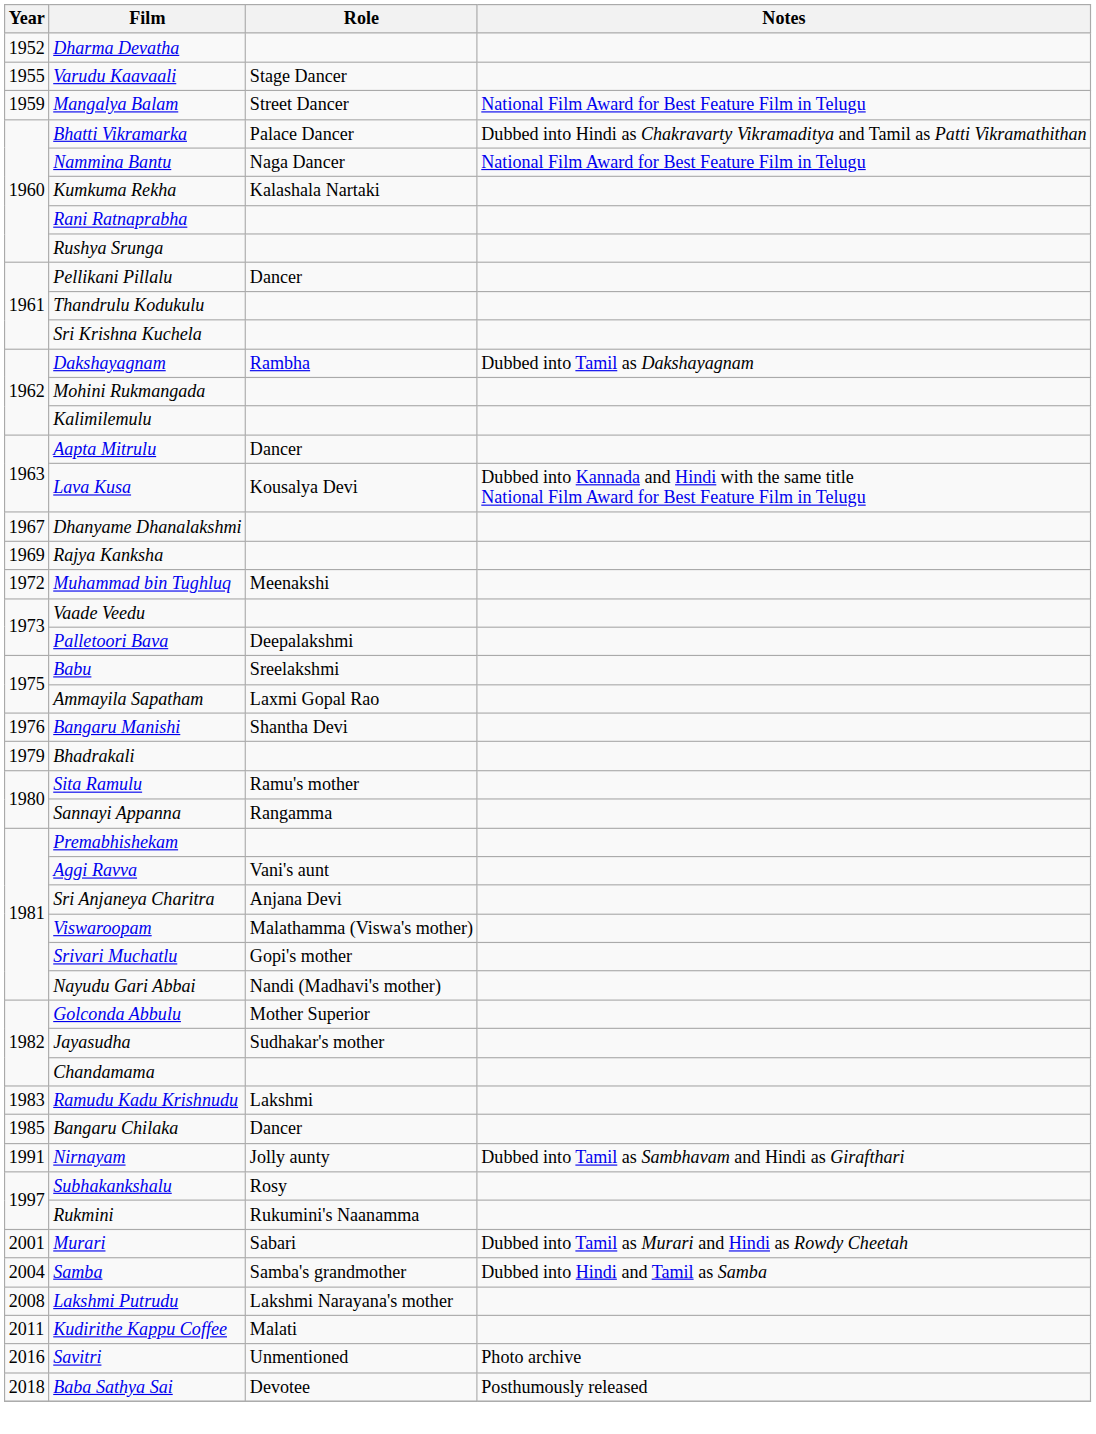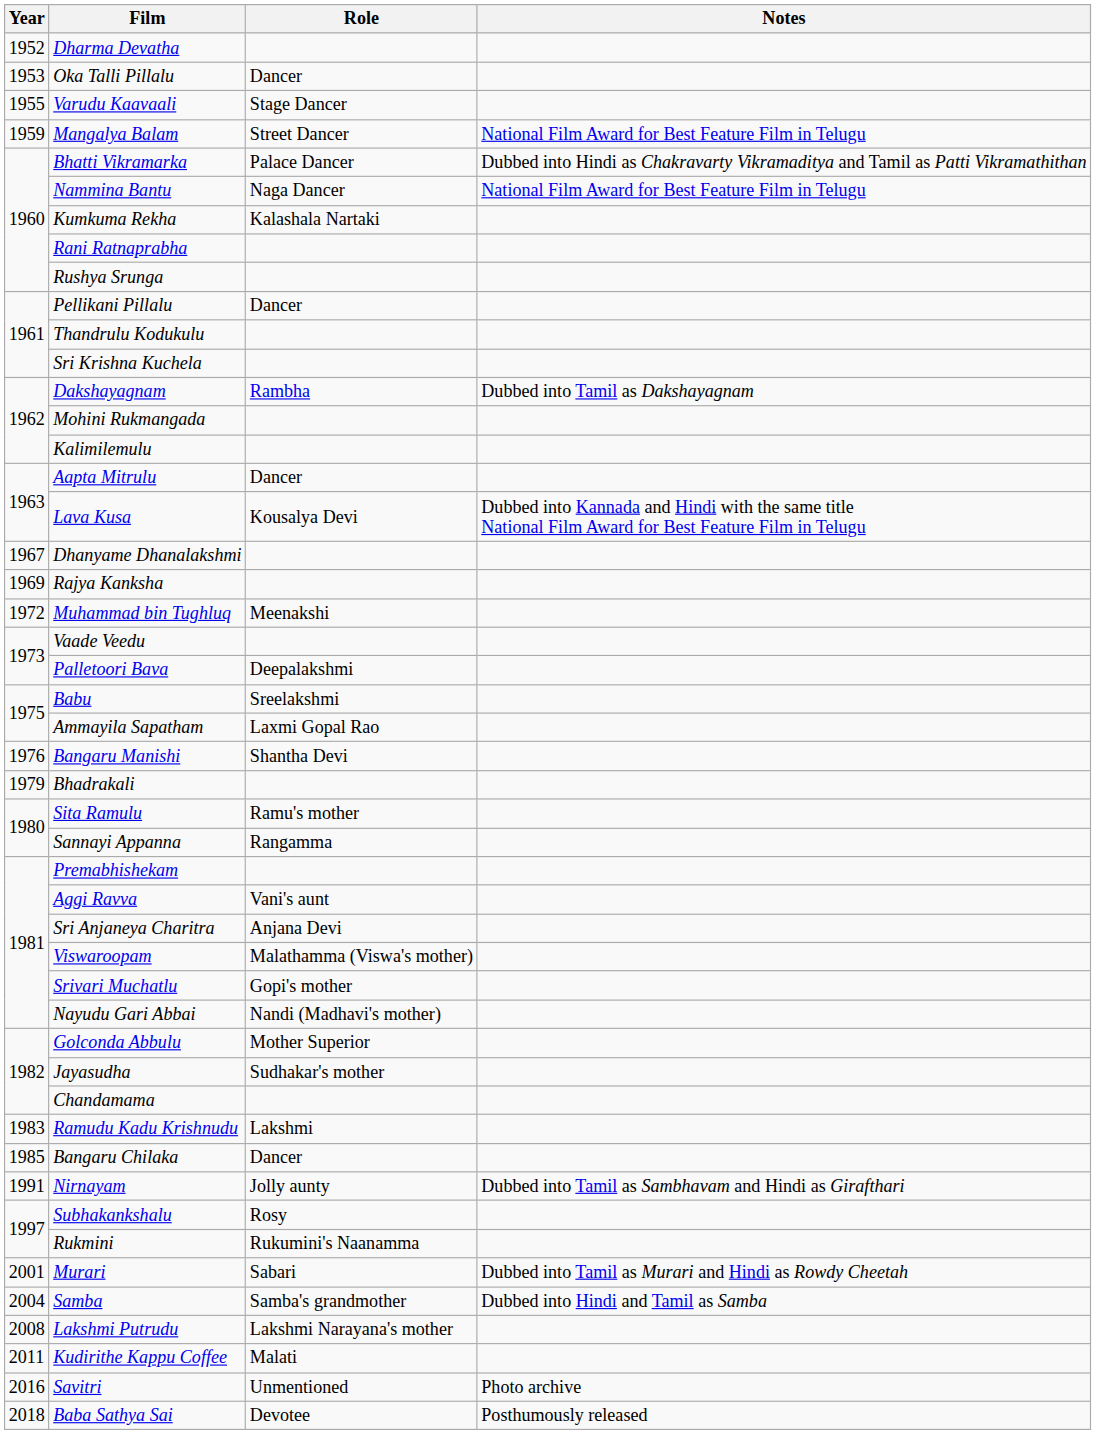+ row: (114, 76)
